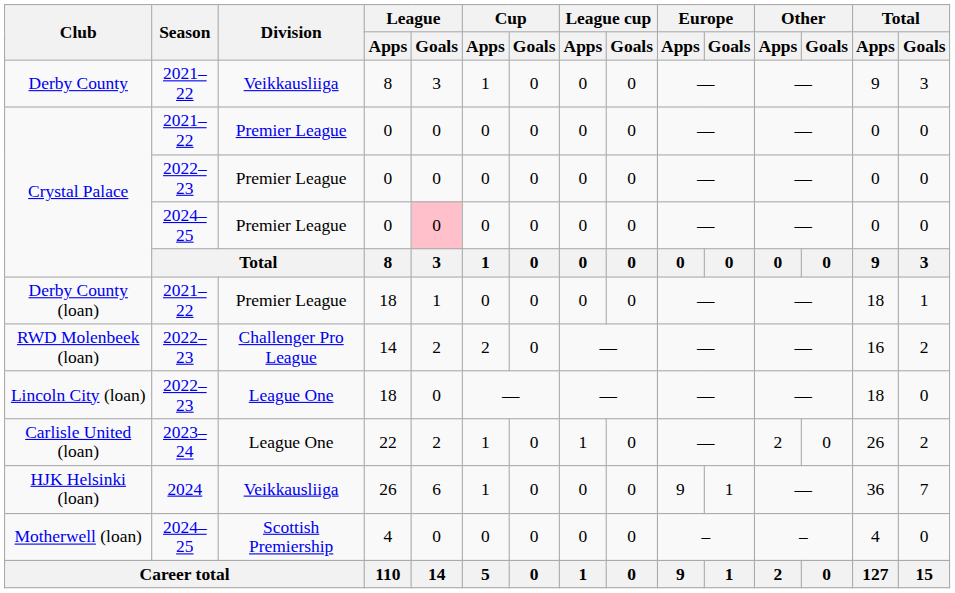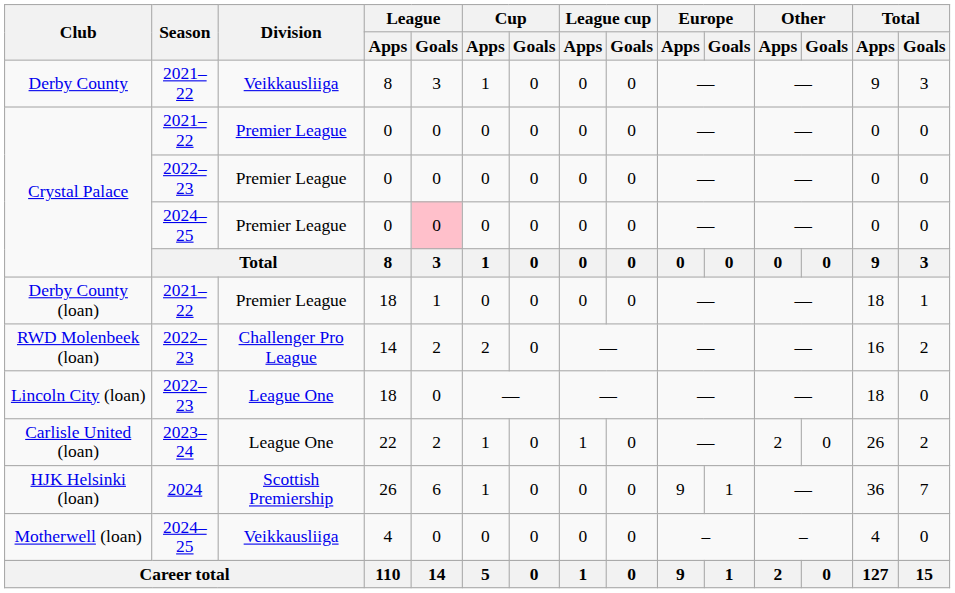(291, 489) Veikkausliiga -> (291, 489) Scottish Premiership
(291, 536) Scottish Premiership -> (291, 536) Veikkausliiga
